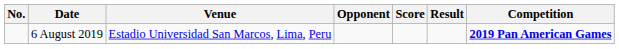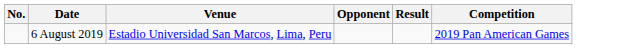- column: (410, 14)
(541, 33) bold -> (502, 33) normal
